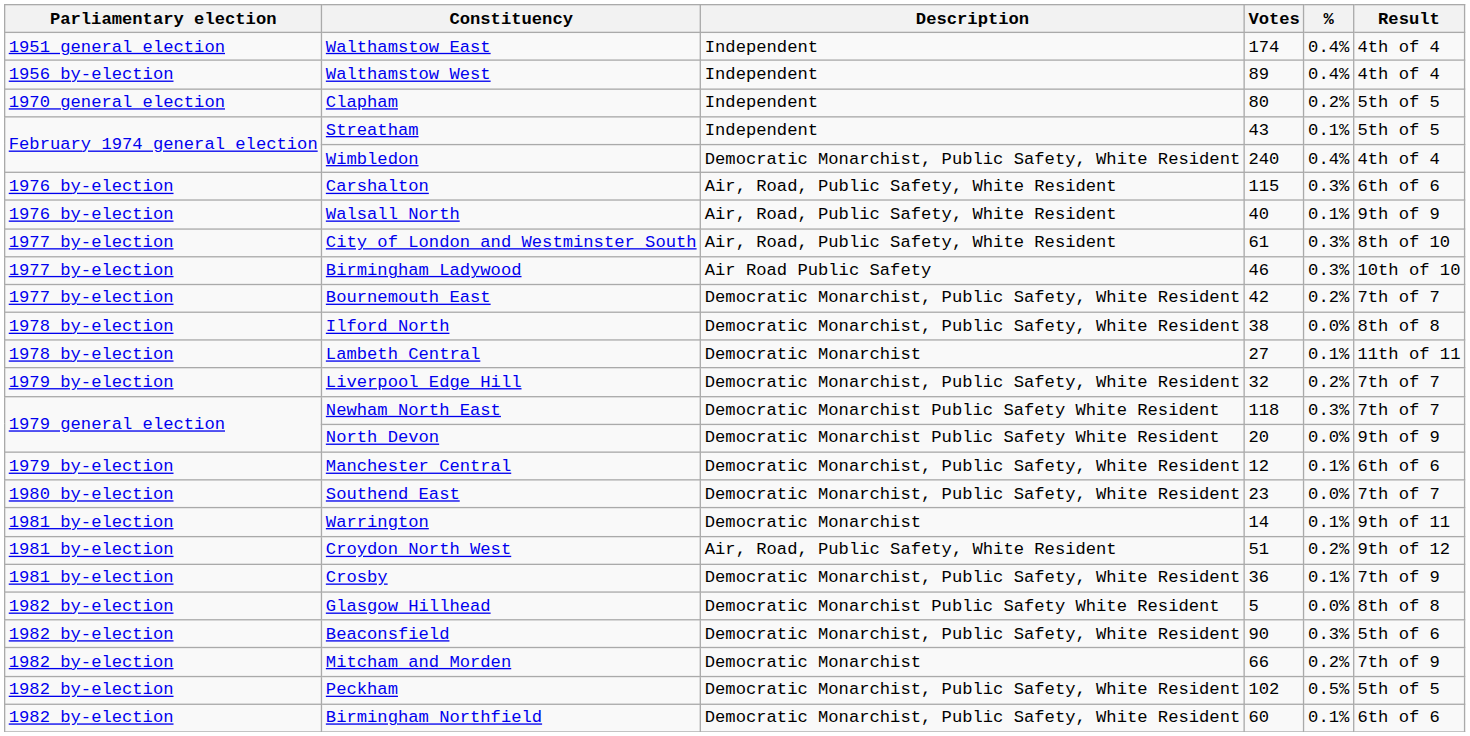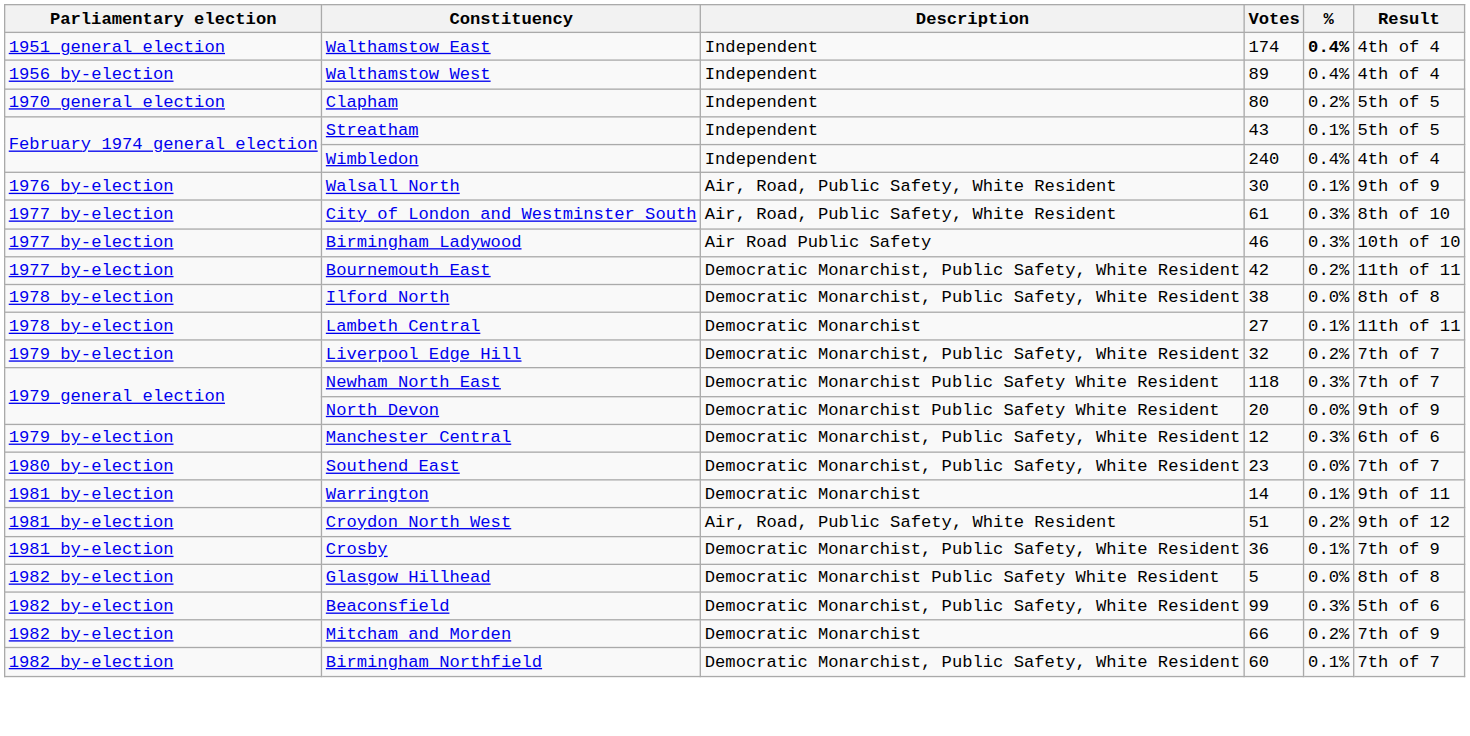(1329, 47) normal -> (1329, 47) bold
(972, 158) Democratic Monarchist, Public Safety, White Resident -> (761, 158) Independent
- row: (377, 186)
(1259, 214) 40 -> (1259, 186) 30
(1399, 298) 7th of 7 -> (1409, 270) 11th of 11
(1329, 466) 0.1% -> (1329, 438) 0.3%
(1259, 634) 90 -> (1259, 606) 99
- row: (362, 690)
(1399, 718) 6th of 6 -> (1399, 662) 7th of 7
